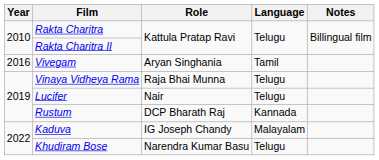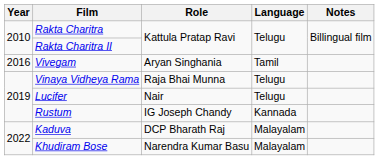(184, 113) DCP Bharath Raj -> (188, 113) IG Joseph Chandy
(188, 130) IG Joseph Chandy -> (184, 130) DCP Bharath Raj
(270, 146) Telugu -> (280, 146) Malayalam
